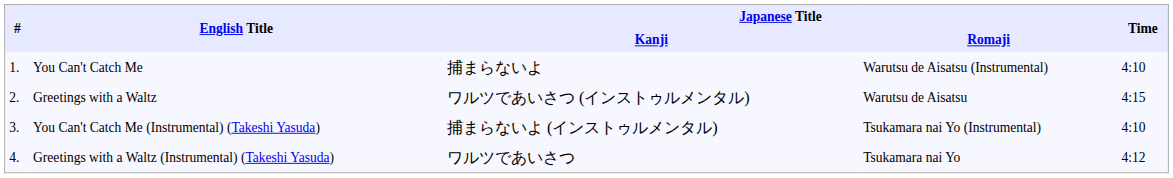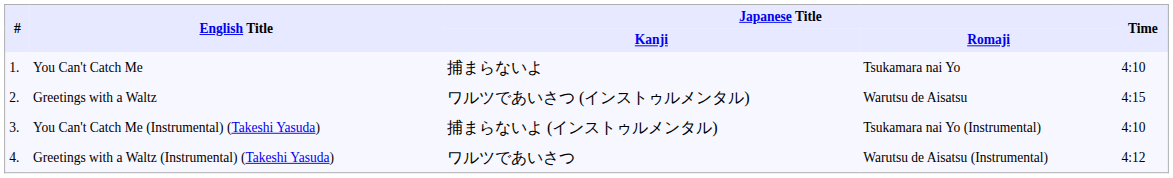(956, 67) Warutsu de Aisatsu (Instrumental) -> (912, 67) Tsukamara nai Yo
(912, 157) Tsukamara nai Yo -> (956, 157) Warutsu de Aisatsu (Instrumental)
